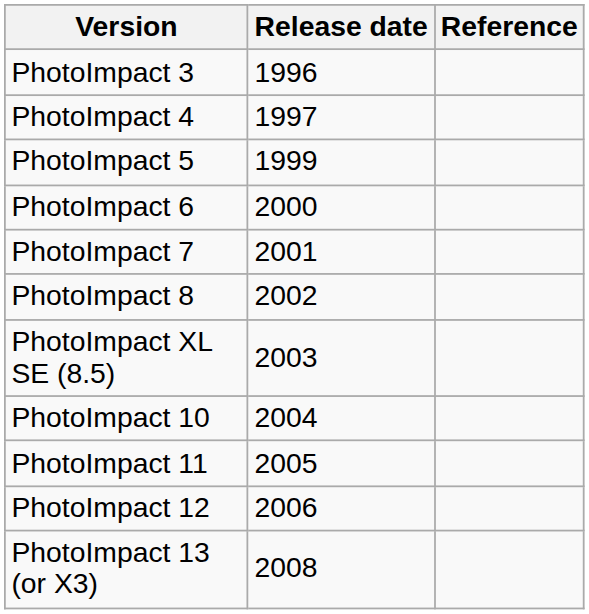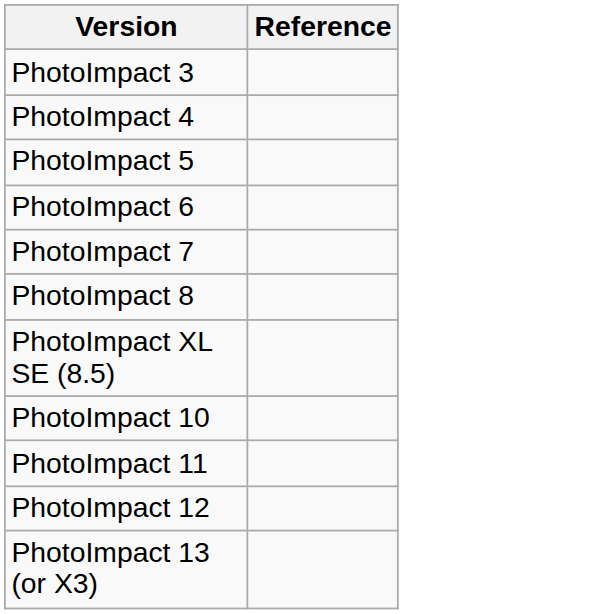- column: (341, 26)
